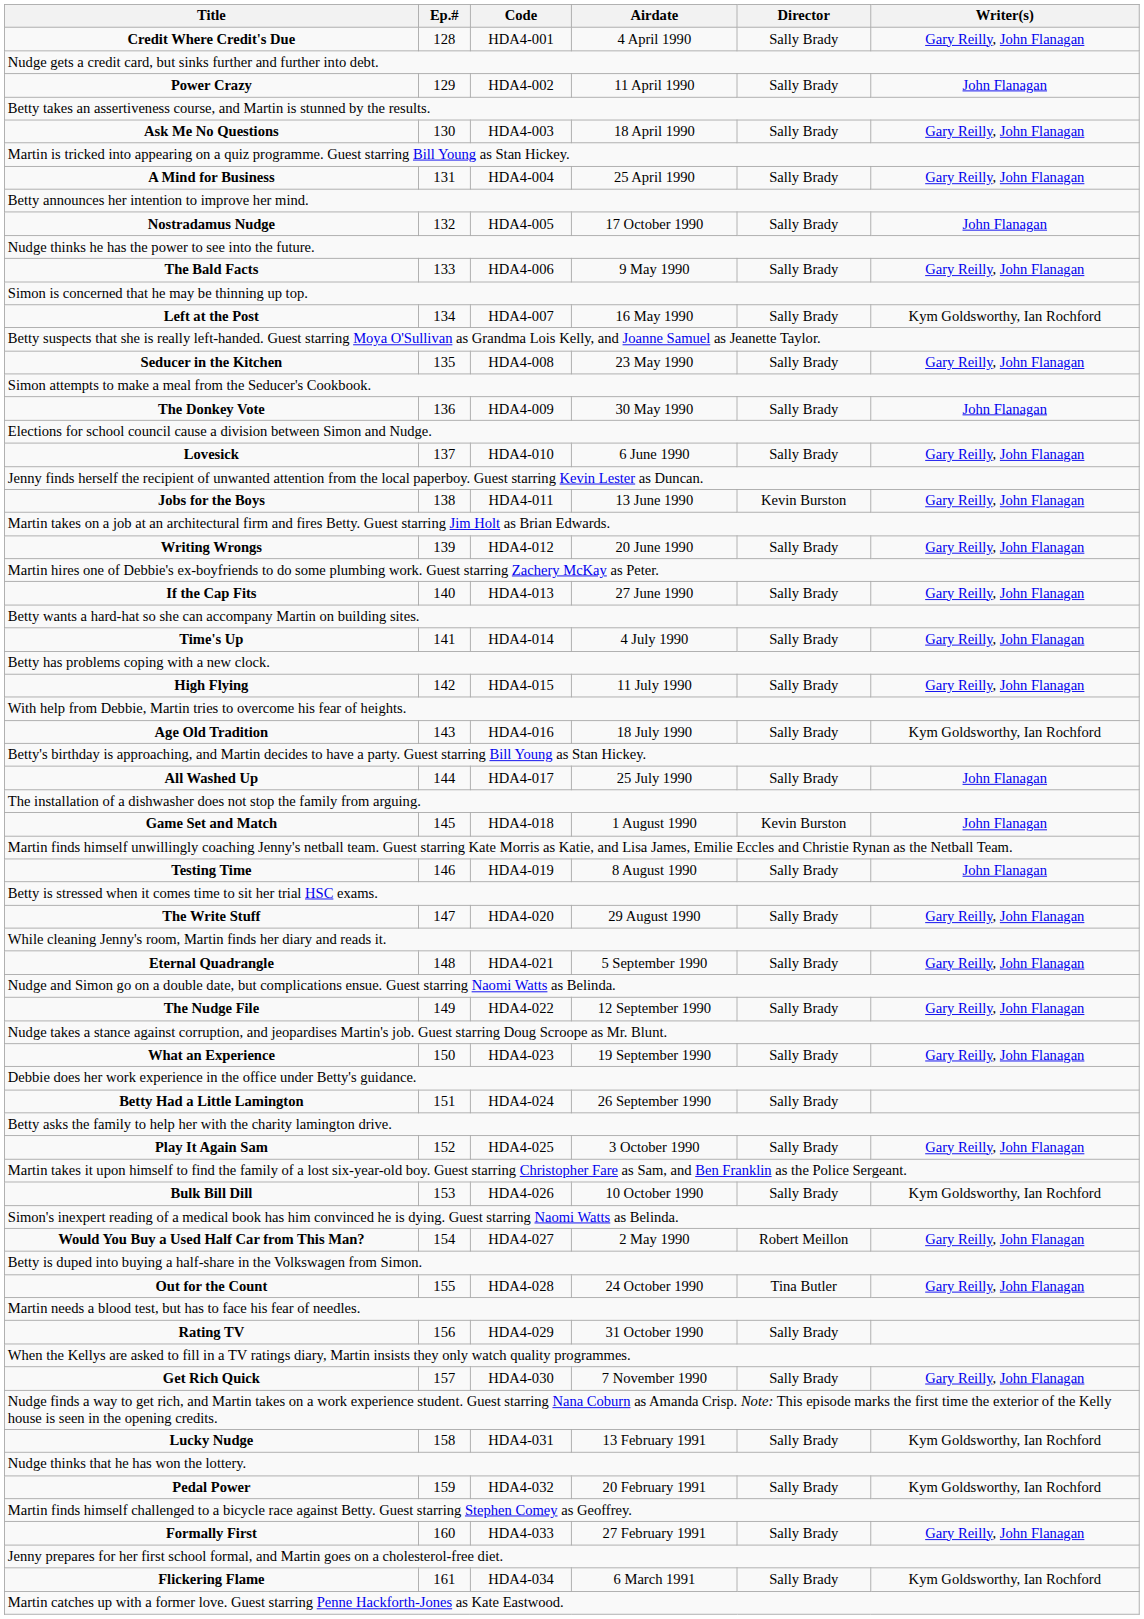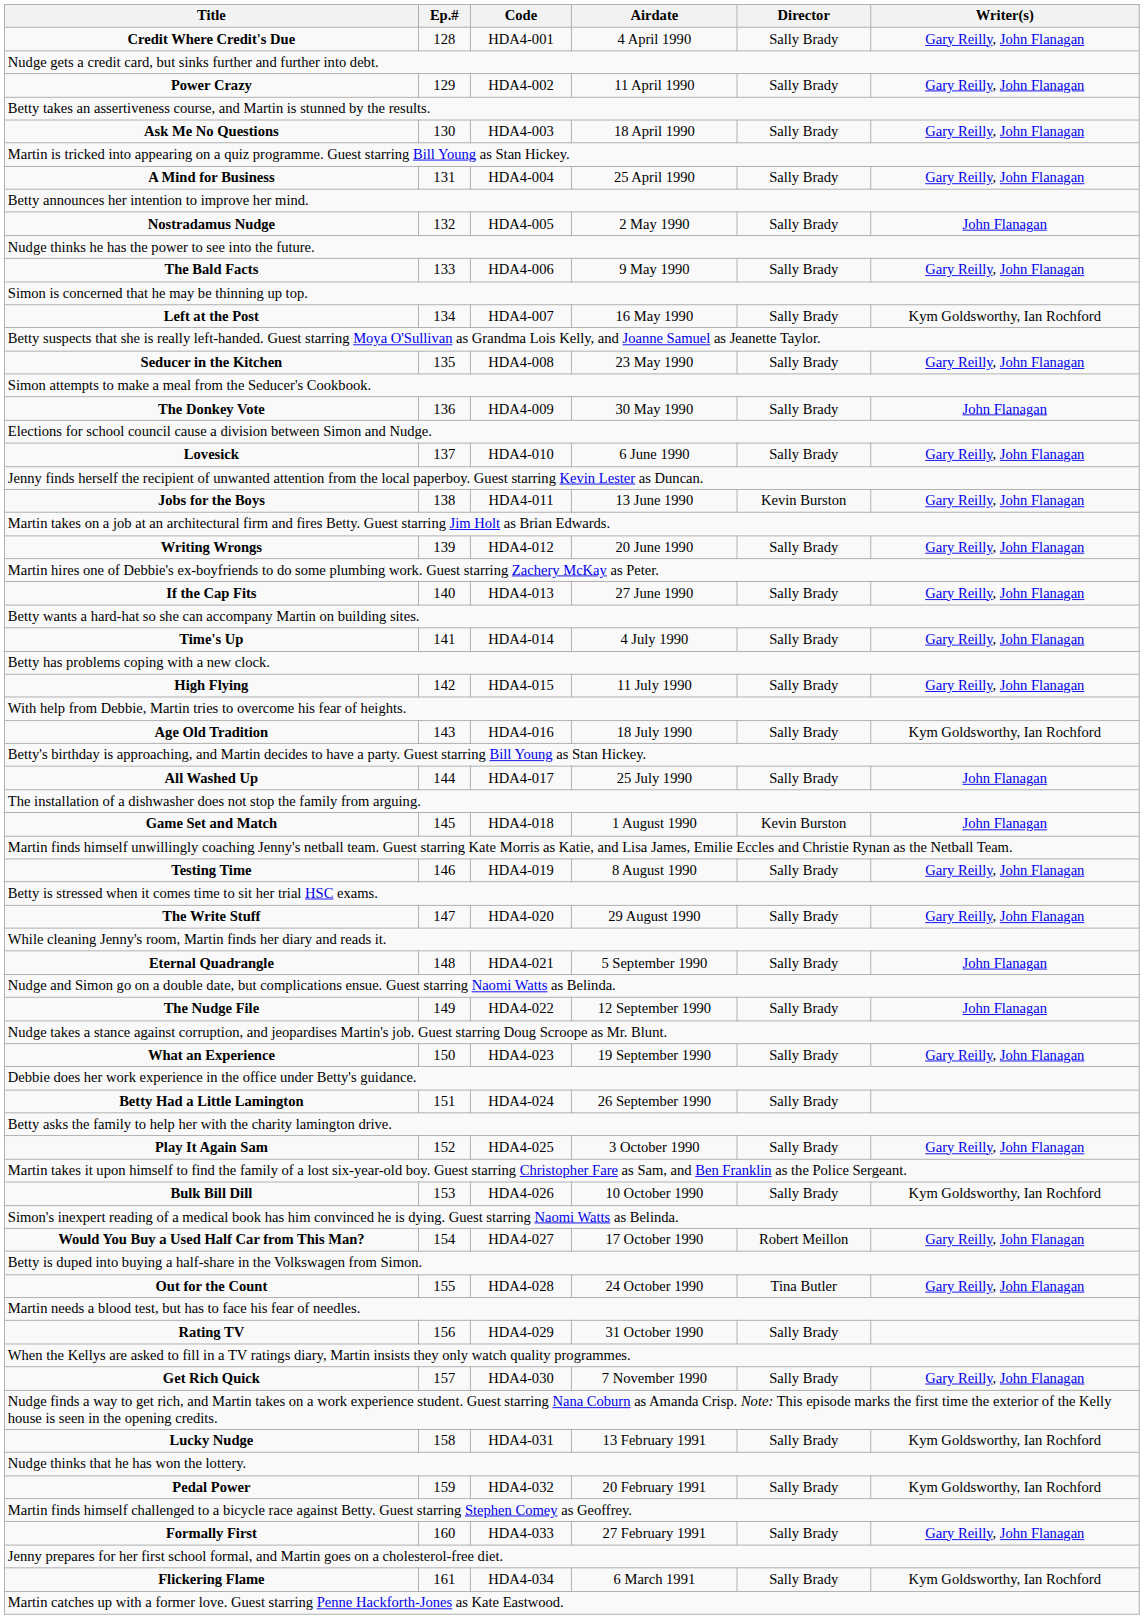(1005, 85) John Flanagan -> (1005, 85) Gary Reilly, John Flanagan
(654, 223) 17 October 1990 -> (654, 223) 2 May 1990
(1005, 870) John Flanagan -> (1005, 870) Gary Reilly, John Flanagan
(1005, 962) Gary Reilly, John Flanagan -> (1005, 962) John Flanagan
(1005, 1008) Gary Reilly, John Flanagan -> (1005, 1008) John Flanagan
(654, 1239) 2 May 1990 -> (654, 1239) 17 October 1990
